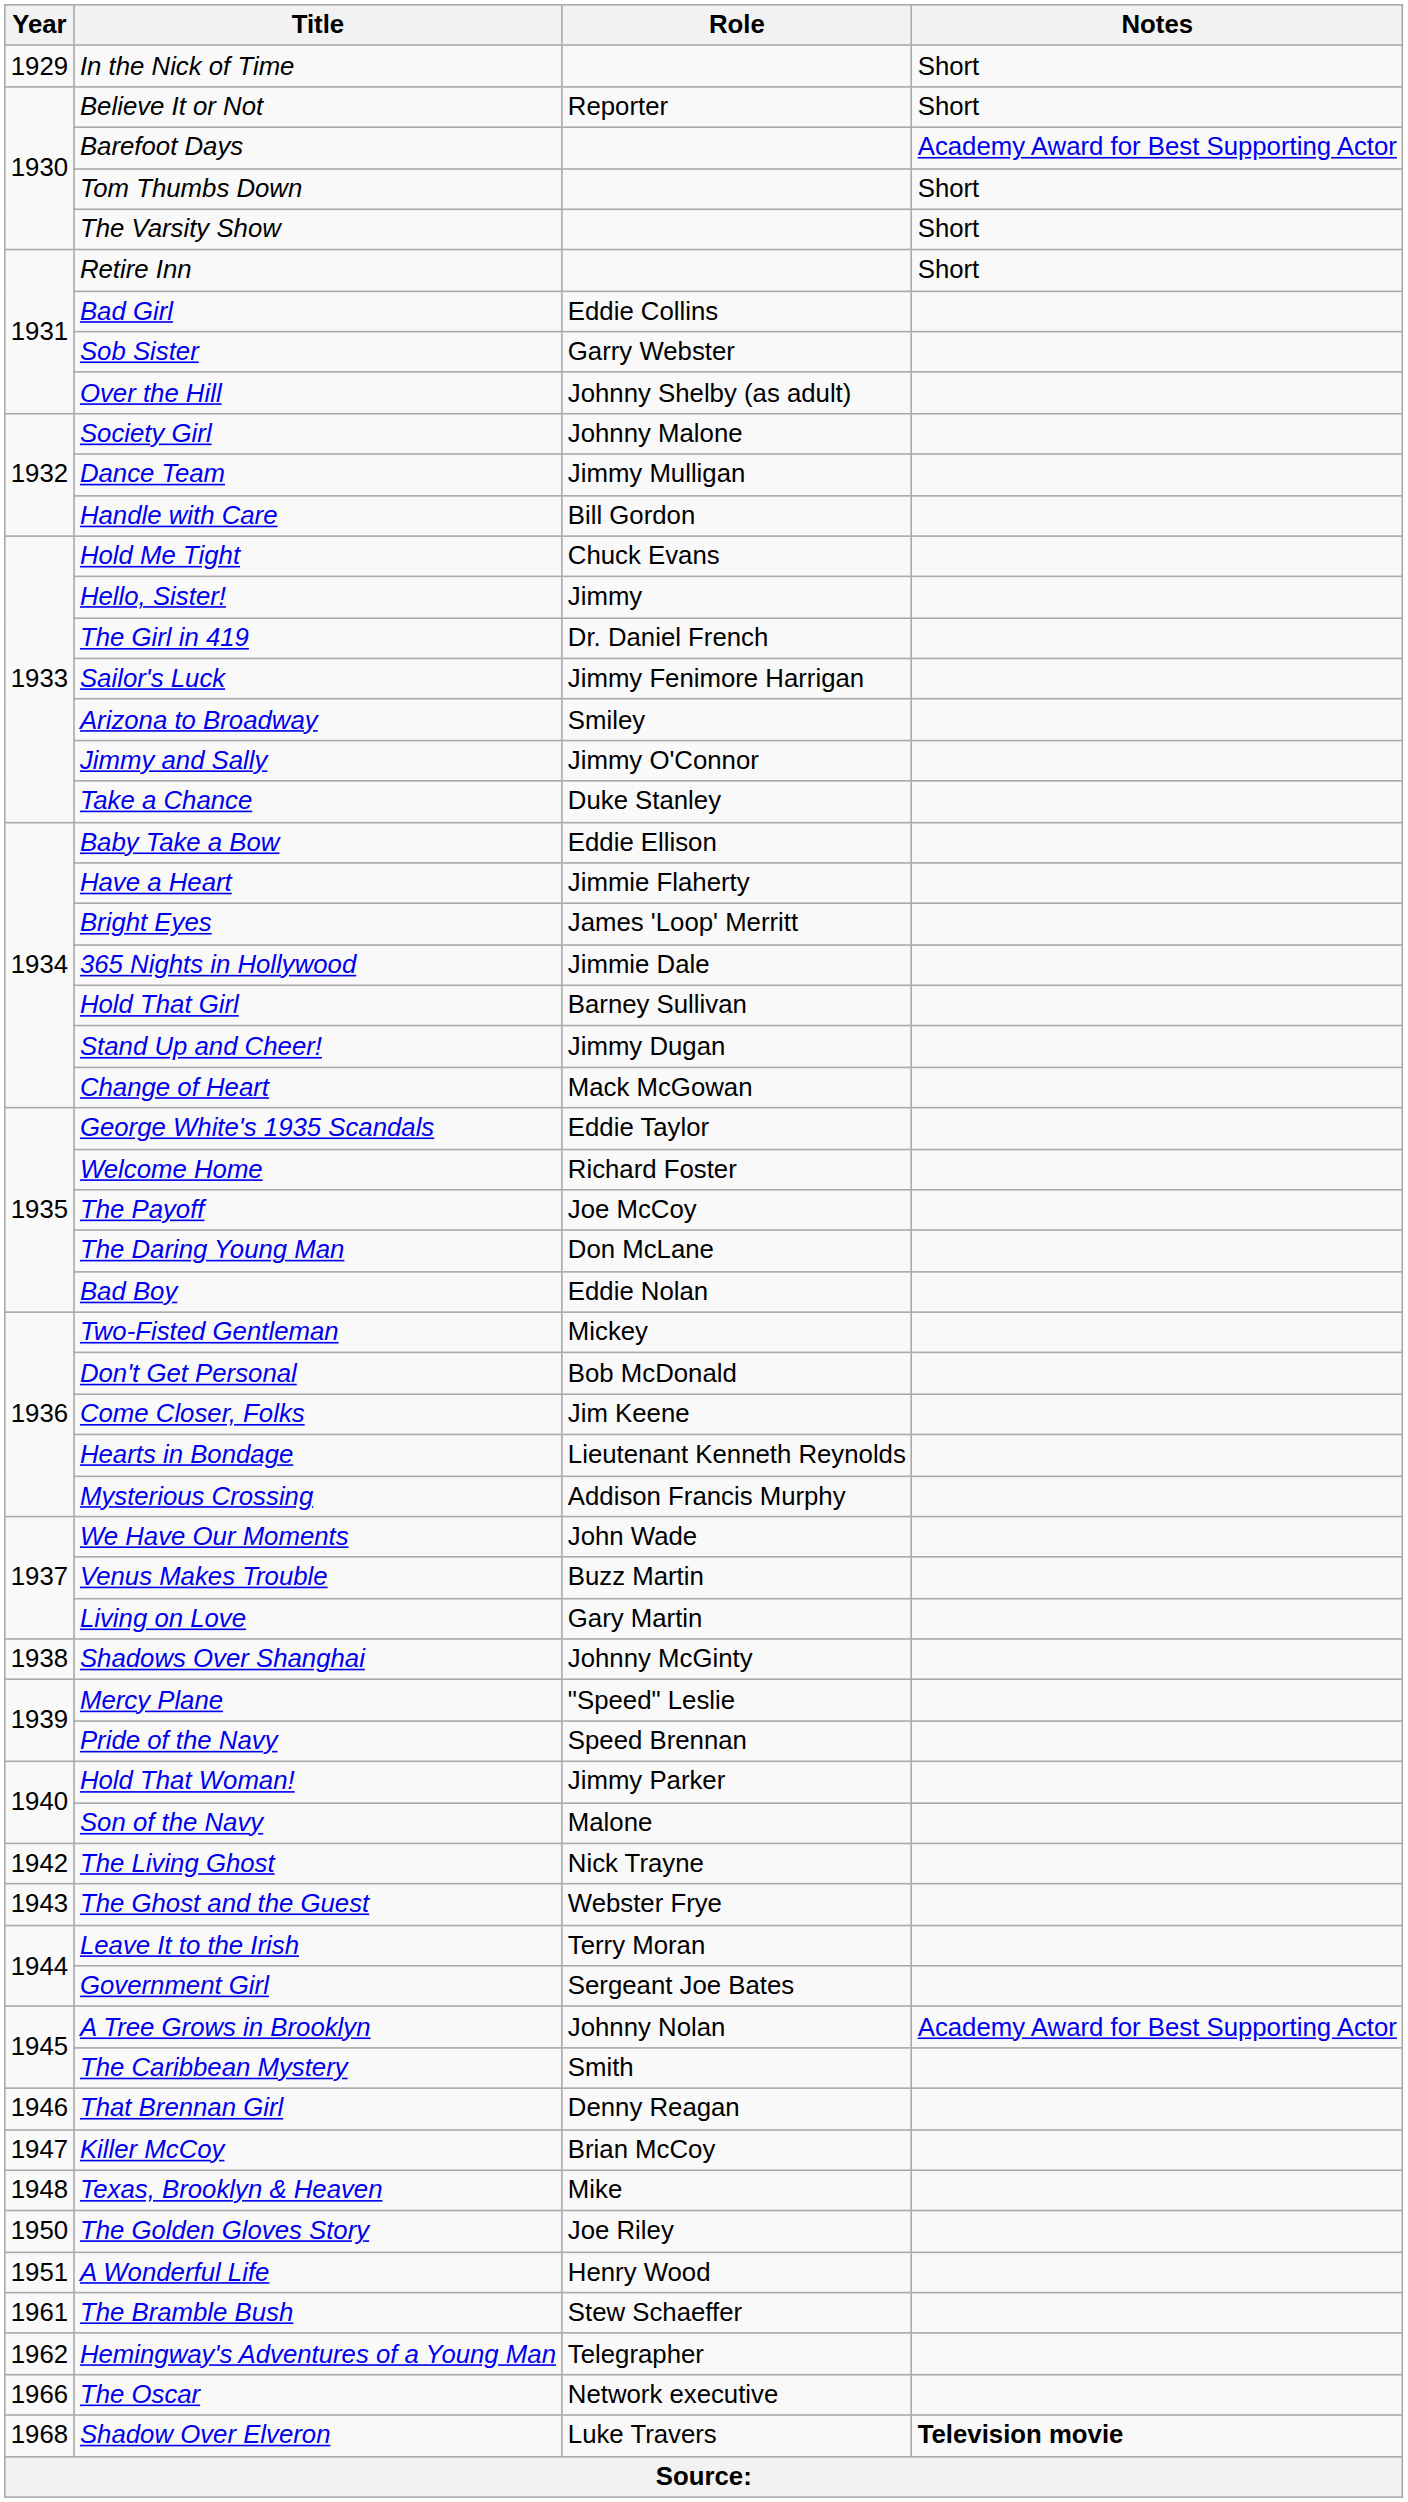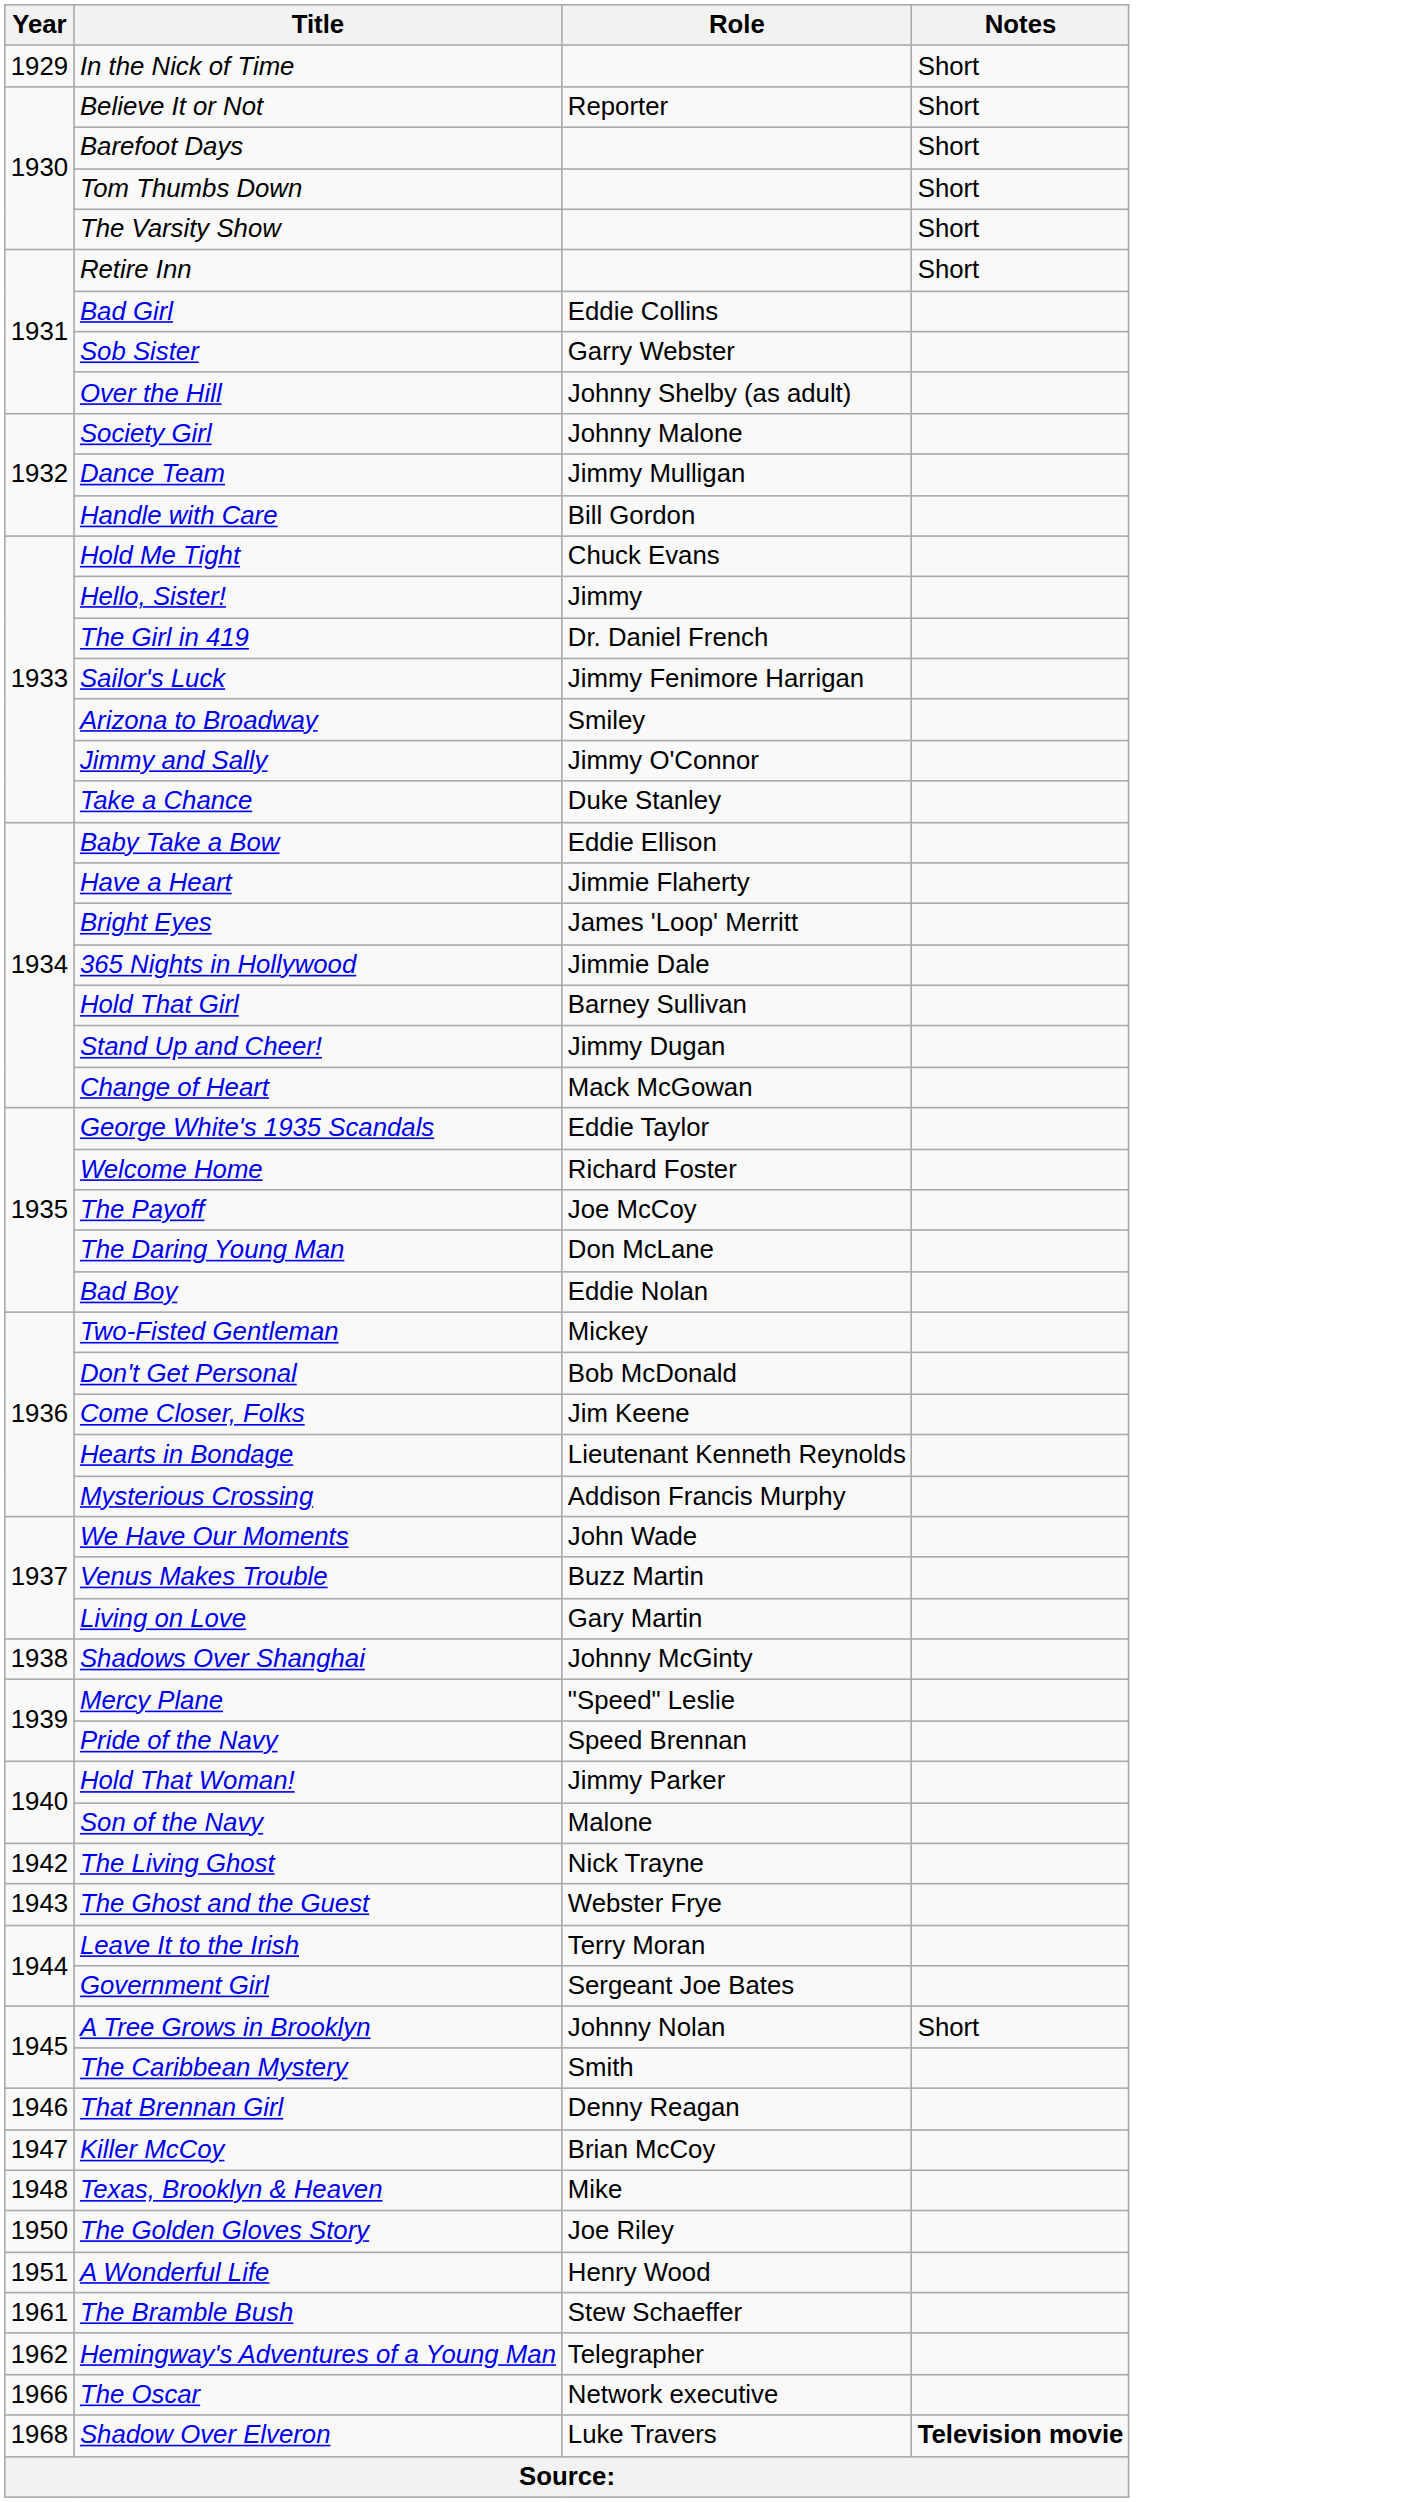(1157, 147) Academy Award for Best Supporting Actor -> (948, 147) Short
(1157, 2026) Academy Award for Best Supporting Actor -> (948, 2026) Short
